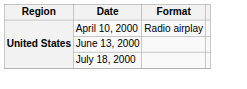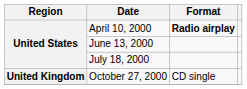(174, 28) normal -> (203, 28) bold
+ row: (128, 76)
